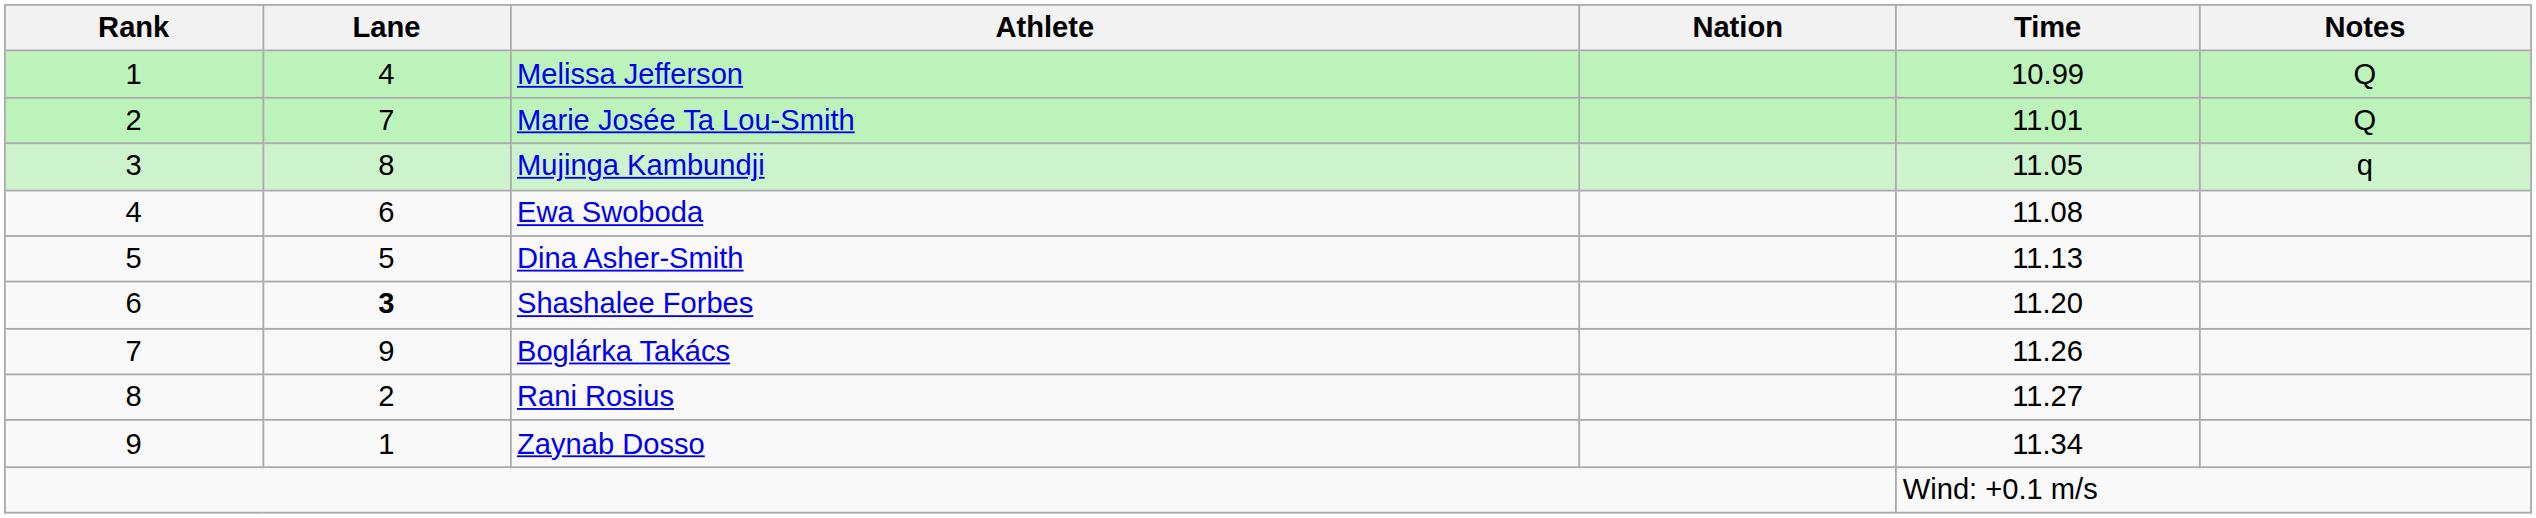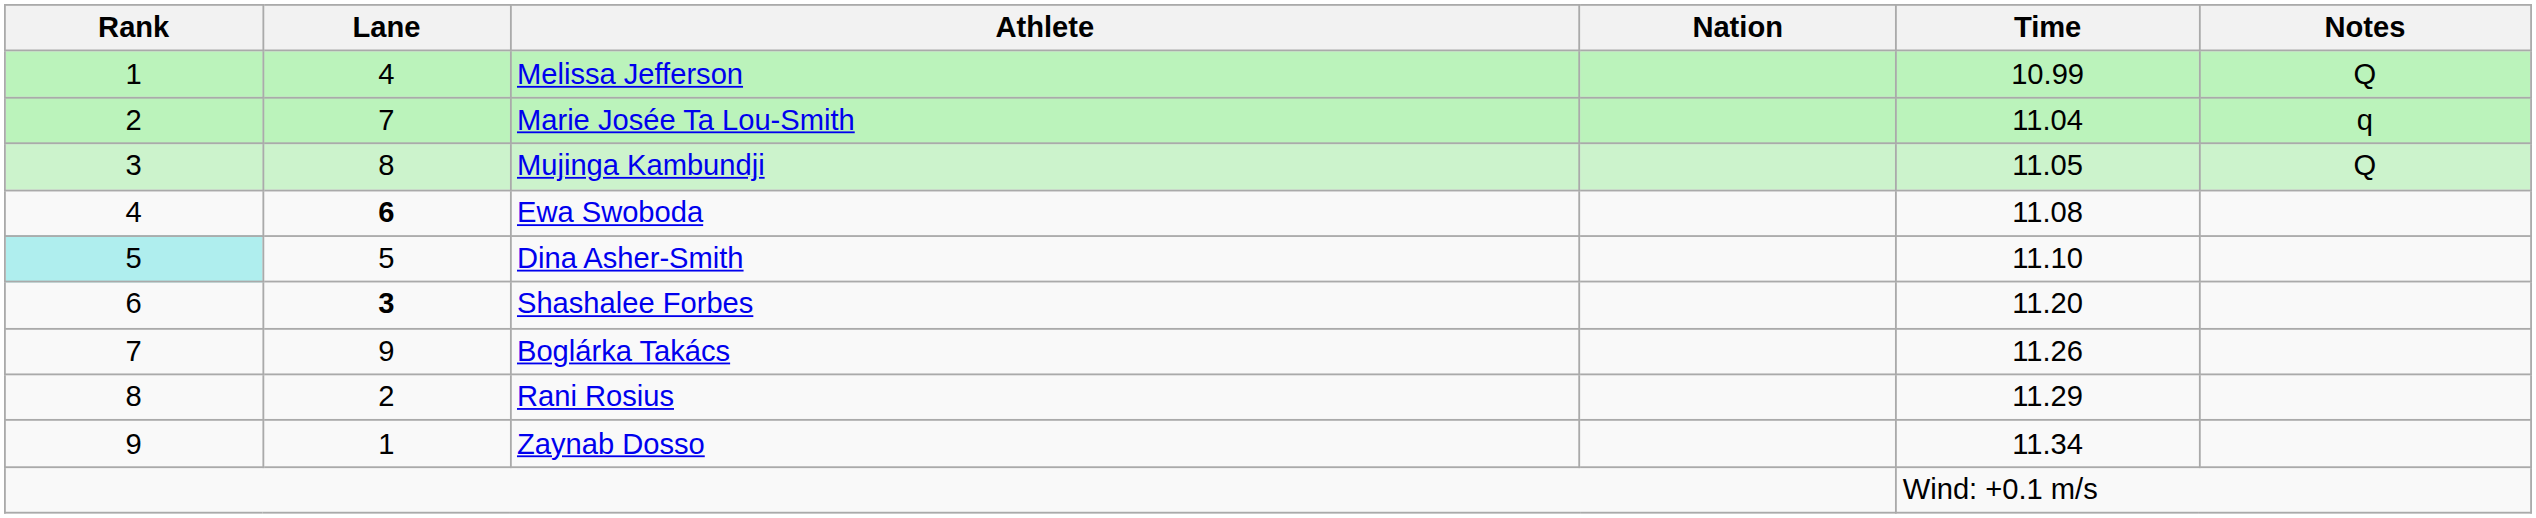(2048, 119) 11.01 -> (2048, 119) 11.04
(2365, 119) Q -> (2365, 119) q
(2365, 166) q -> (2365, 166) Q
(386, 212) normal -> (386, 212) bold
(134, 258) no background -> (134, 258) paleturquoise background
(2048, 258) 11.13 -> (2048, 258) 11.10
(2048, 397) 11.27 -> (2048, 397) 11.29
